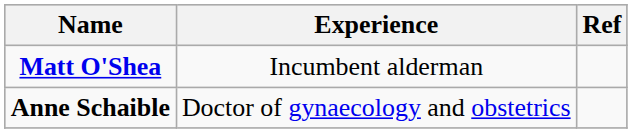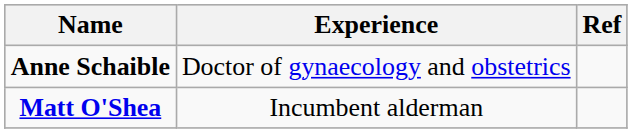rows swapped: (90, 66) <-> (90, 107)
